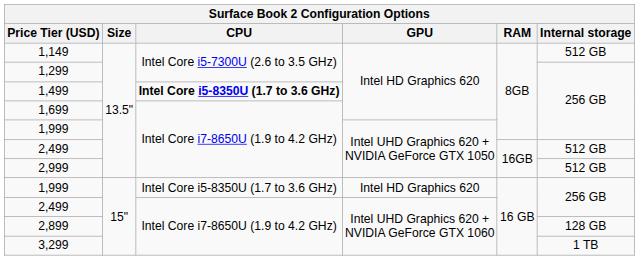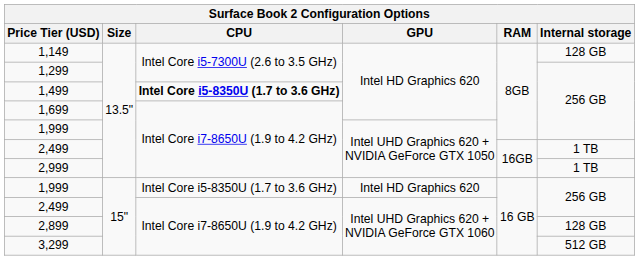(586, 52) 512 GB -> (586, 52) 128 GB
(586, 149) 512 GB -> (586, 149) 1 TB
(586, 168) 512 GB -> (586, 168) 1 TB
(586, 245) 1 TB -> (586, 245) 512 GB
